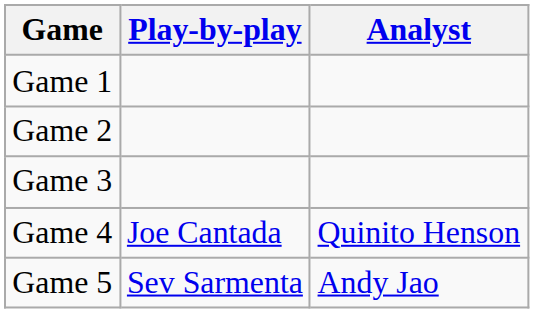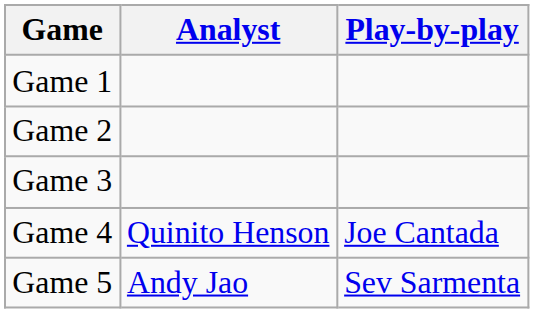columns swapped: (215, 29) <-> (419, 29)
